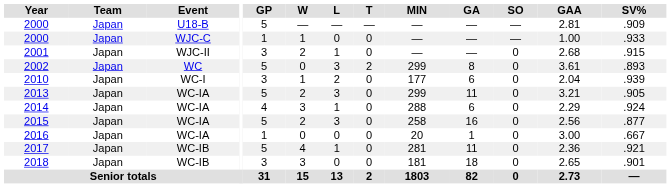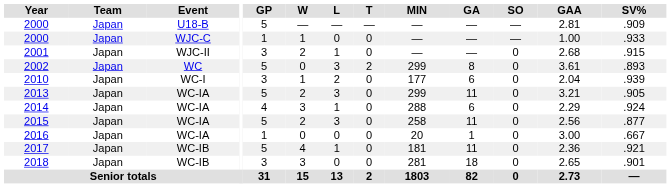(472, 121) 16 -> (472, 121) 11
(417, 149) 281 -> (417, 149) 181
(417, 162) 181 -> (417, 162) 281
